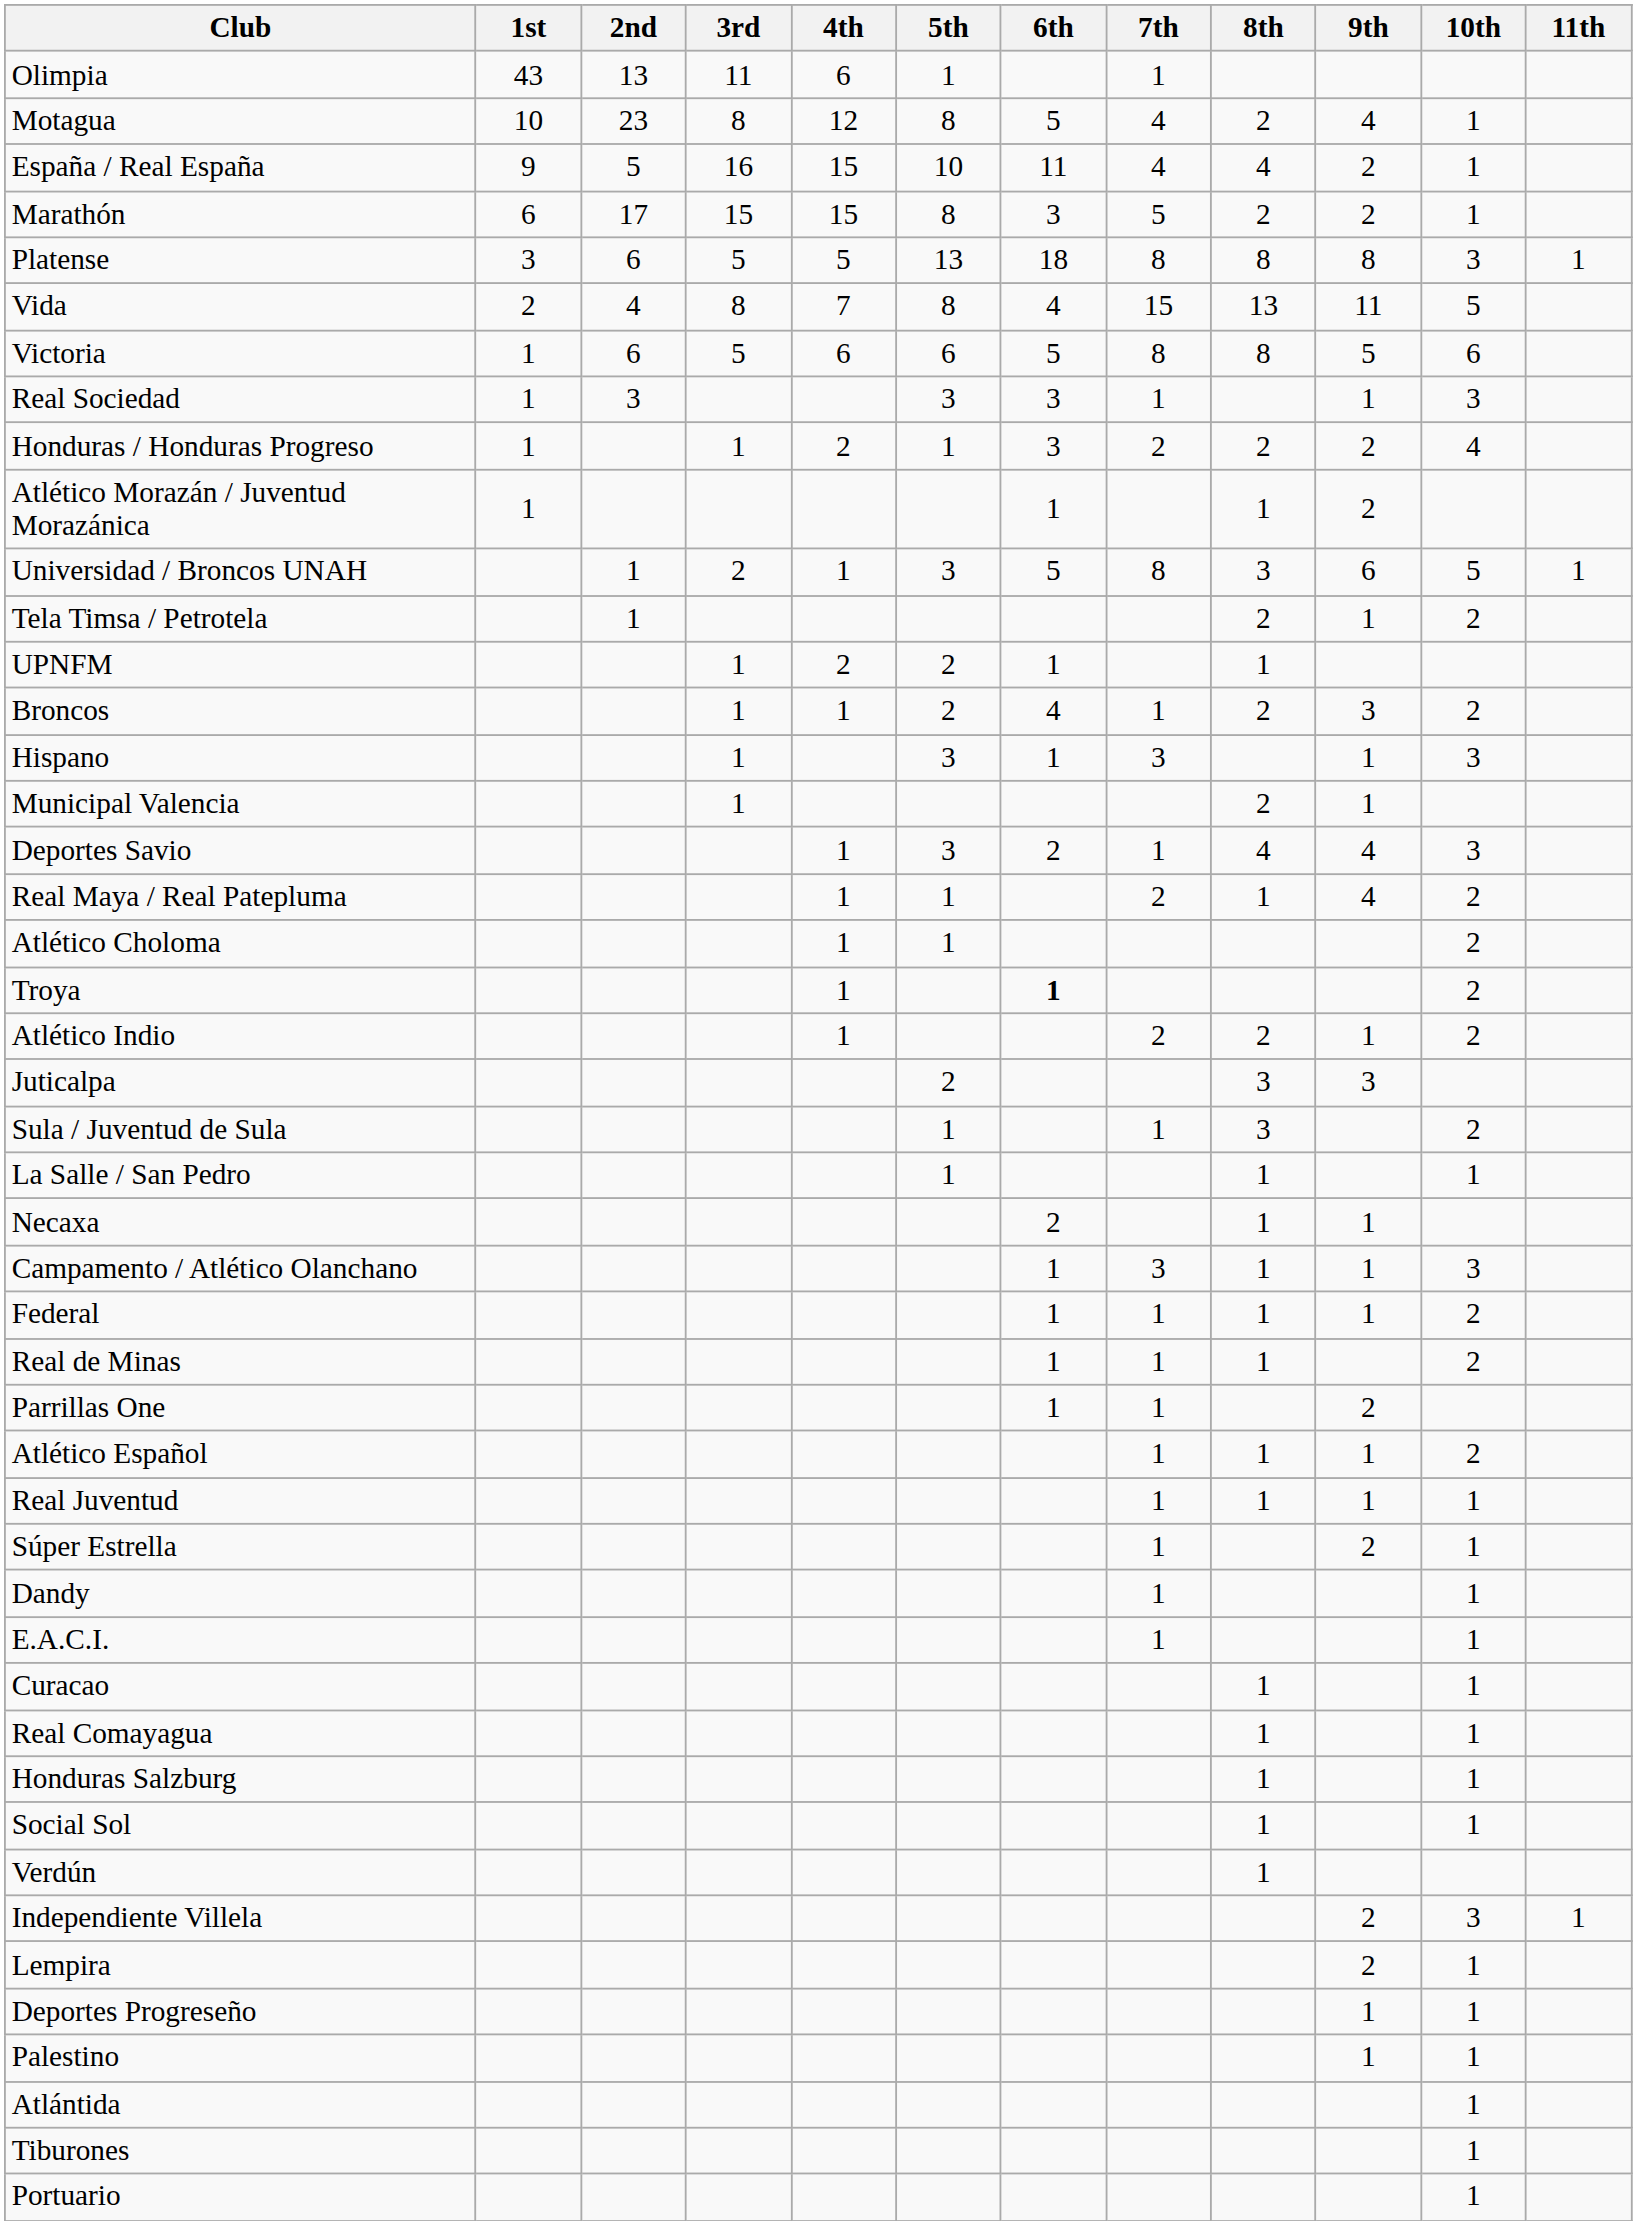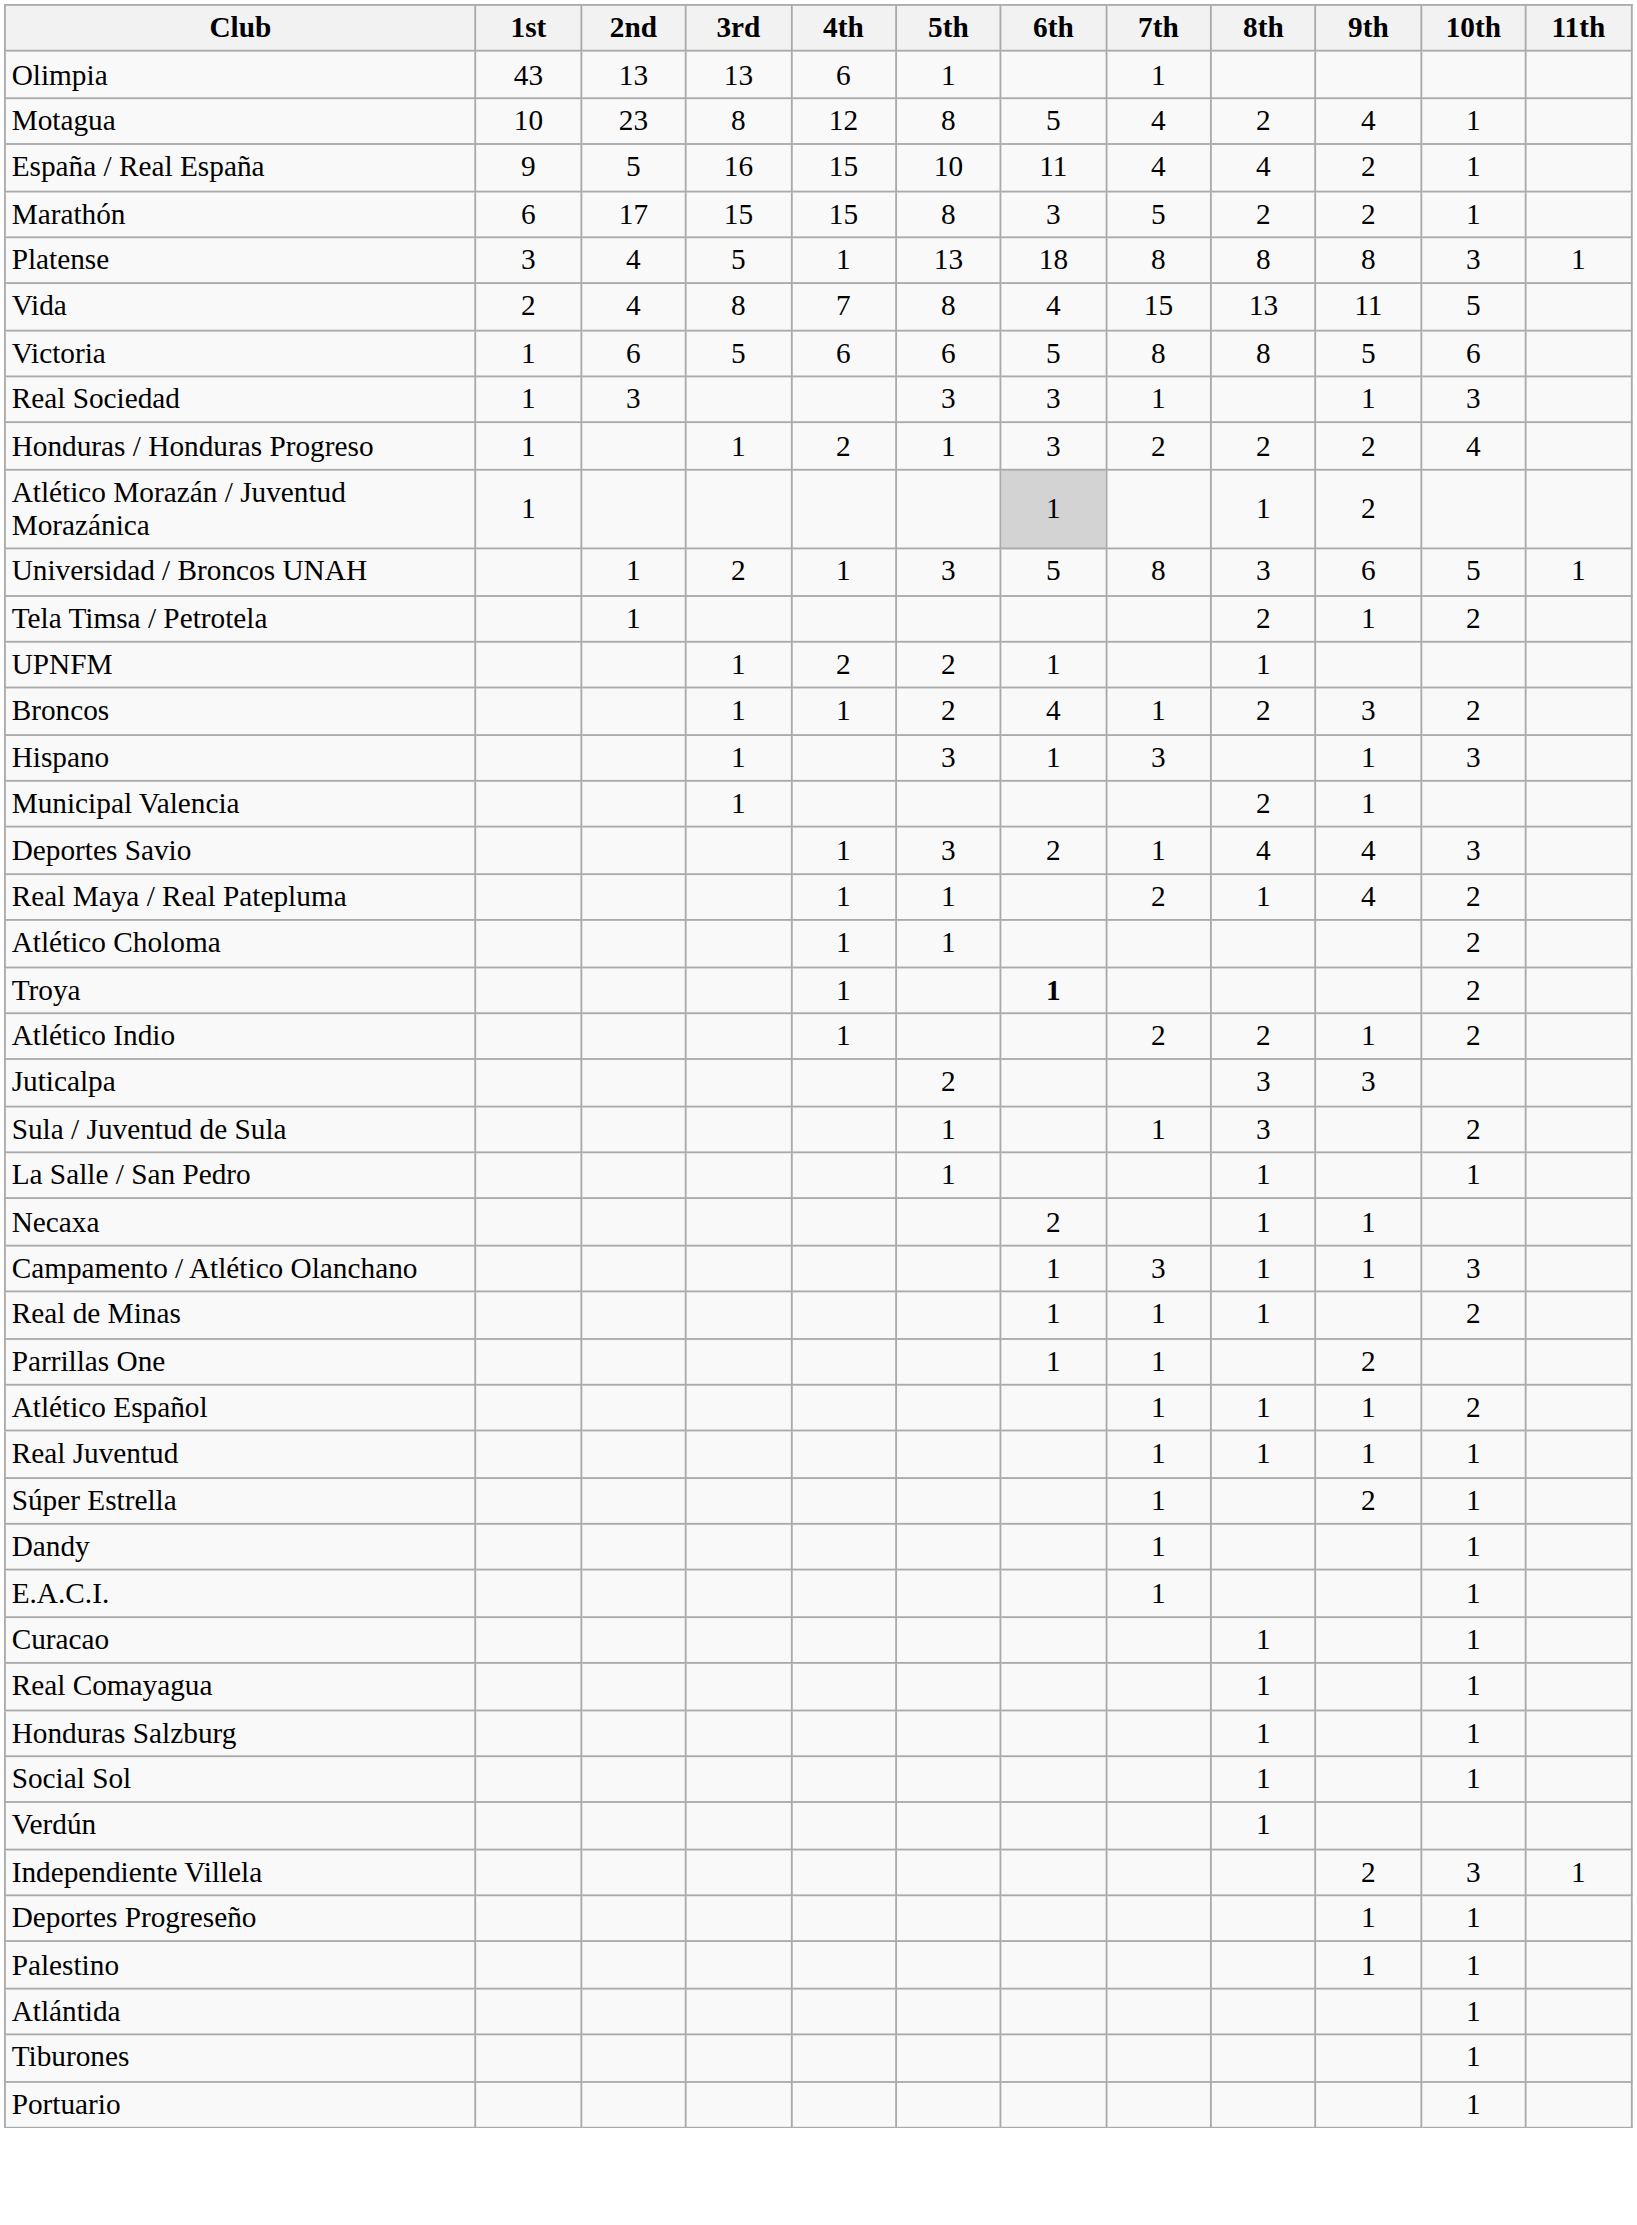(738, 74) 11 -> (738, 74) 13
(633, 259) 6 -> (633, 259) 4
(843, 259) 5 -> (843, 259) 1
(1053, 508) no background -> (1053, 508) lightgrey background
- row: (56, 1314)
- row: (61, 1964)
